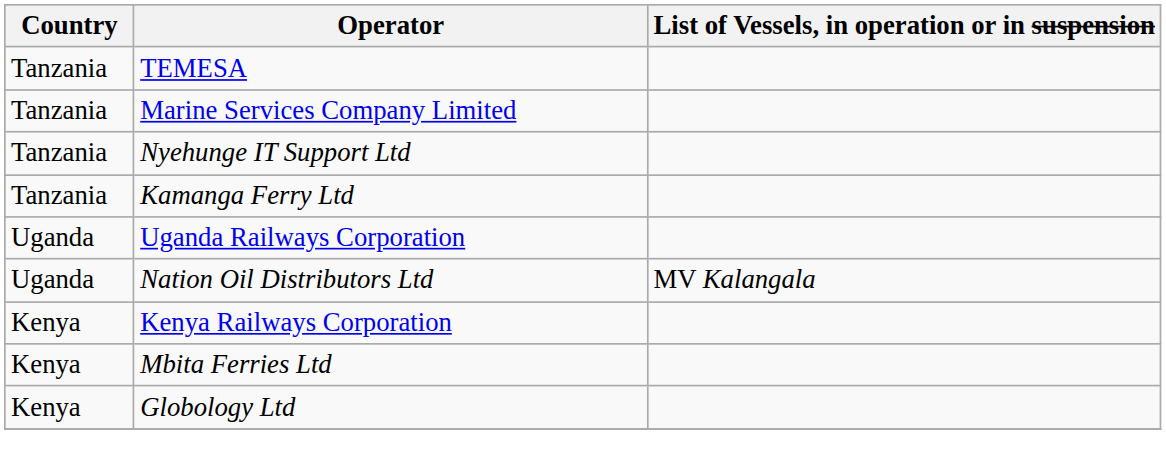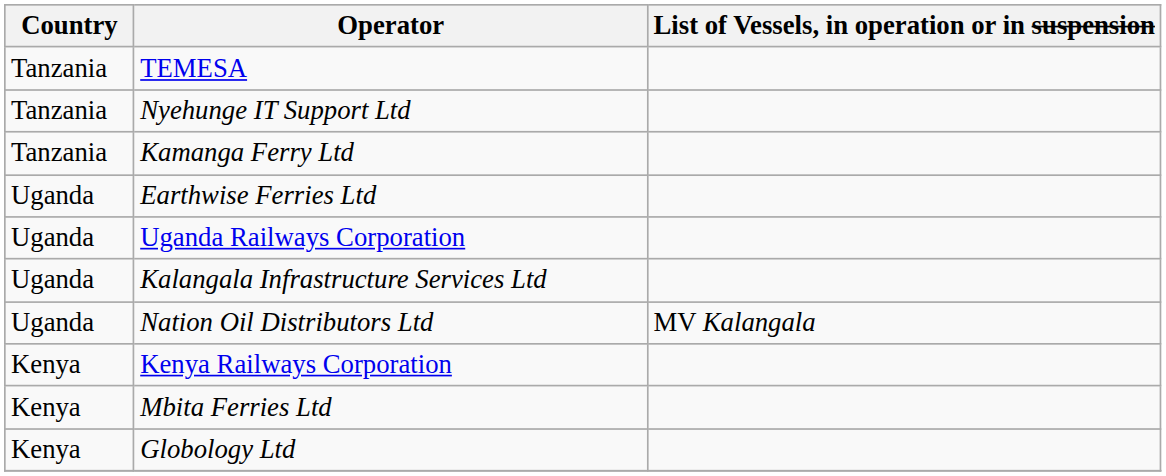- row: (328, 110)
+ row: (258, 195)
+ row: (343, 279)
